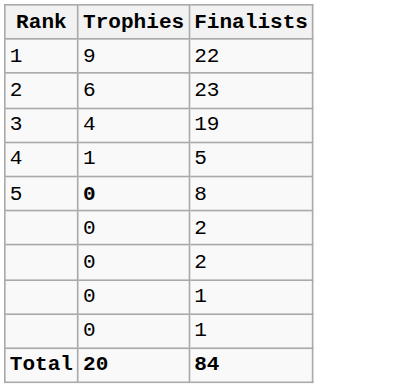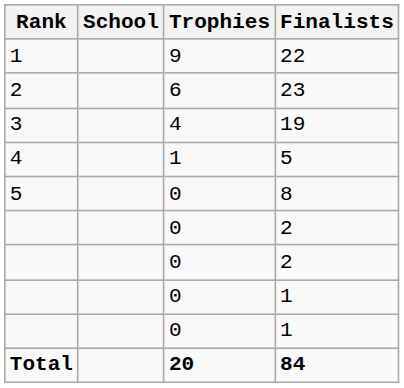+ column: (121, 22)
(89, 194) bold -> (175, 194) normal
